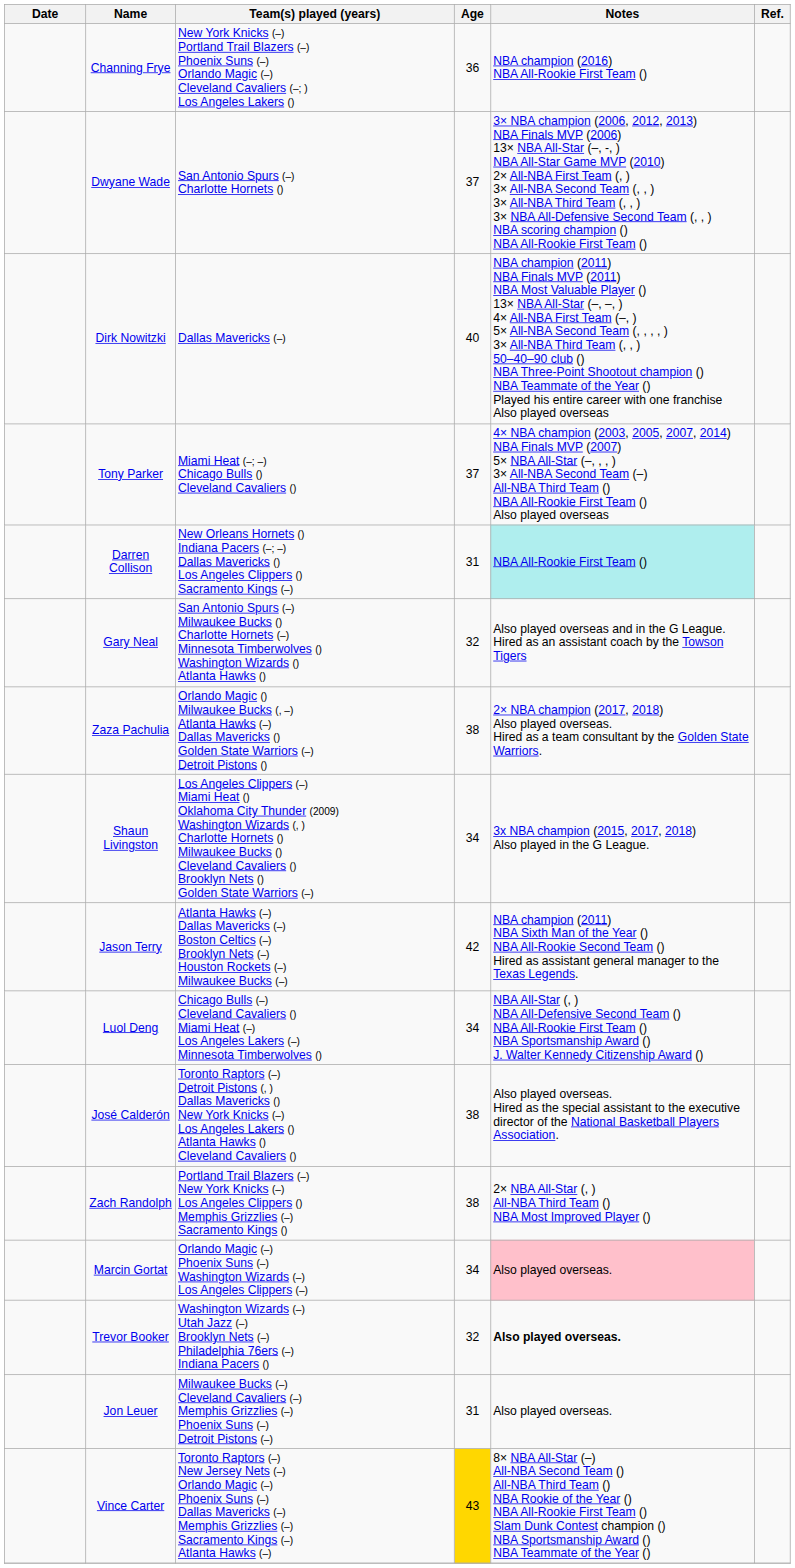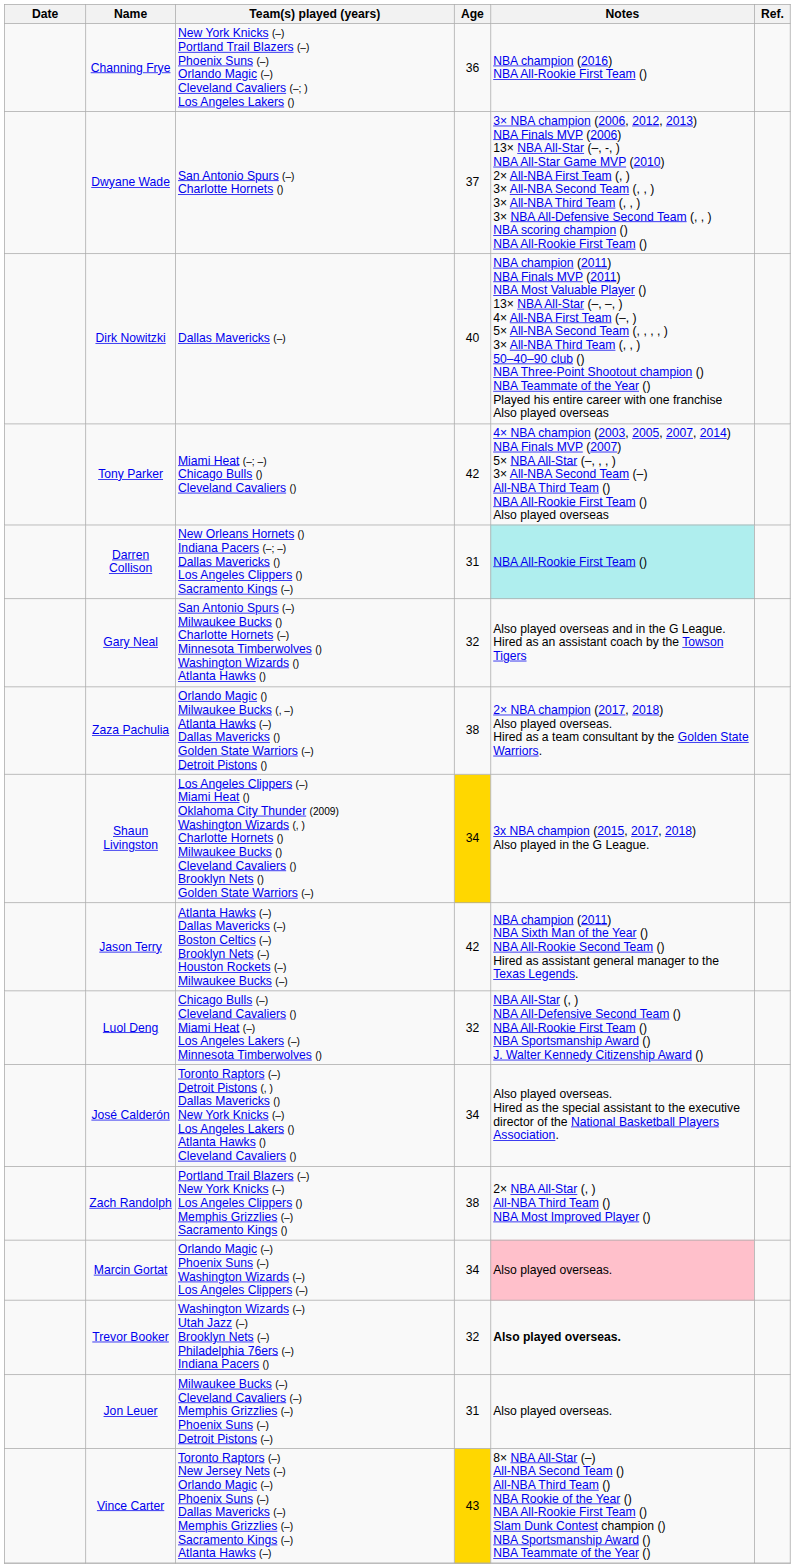(472, 474) 37 -> (472, 474) 42
(472, 838) no background -> (472, 838) gold background
(472, 1027) 34 -> (472, 1027) 32
(472, 1115) 38 -> (472, 1115) 34
